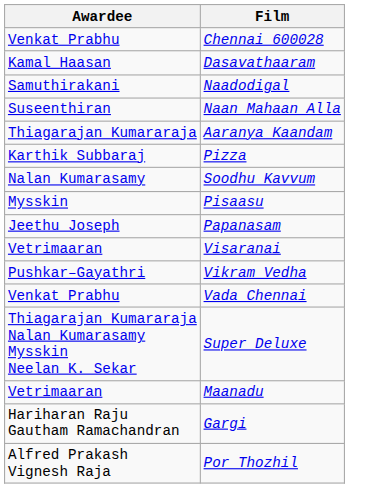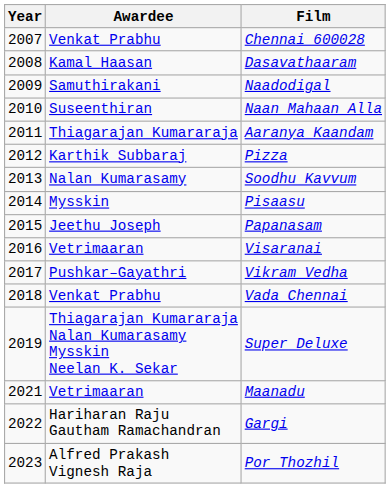+ column: (25, 16)
